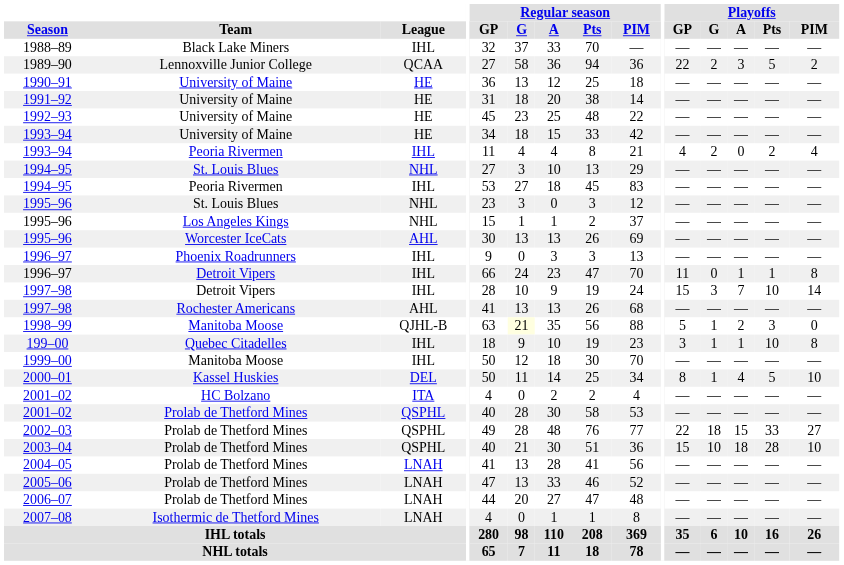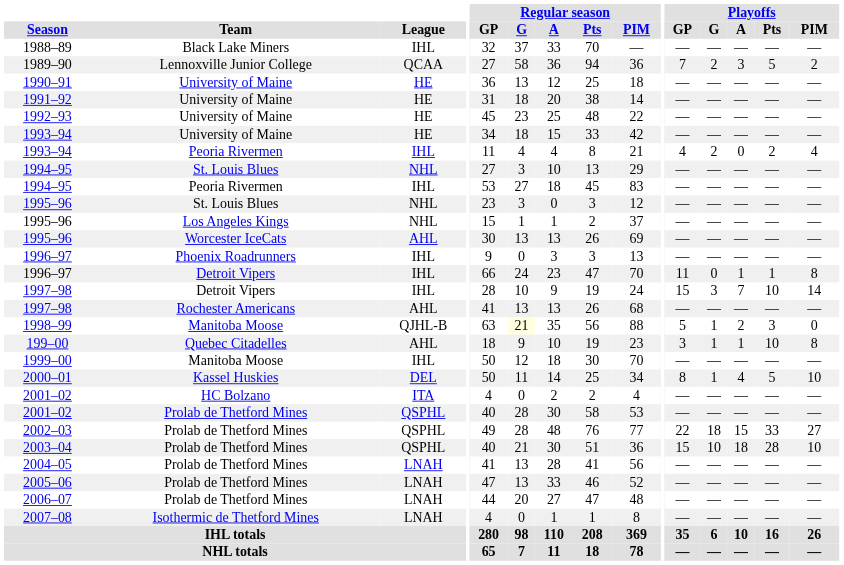(682, 64) 22 -> (682, 64) 7
(423, 343) IHL -> (423, 343) AHL
